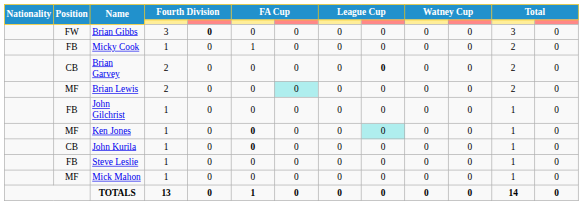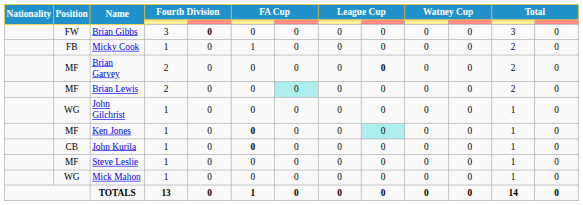(72, 68) CB -> (72, 68) MF
(72, 110) FB -> (72, 110) WG
(72, 162) FB -> (72, 162) MF
(72, 178) MF -> (72, 178) WG
